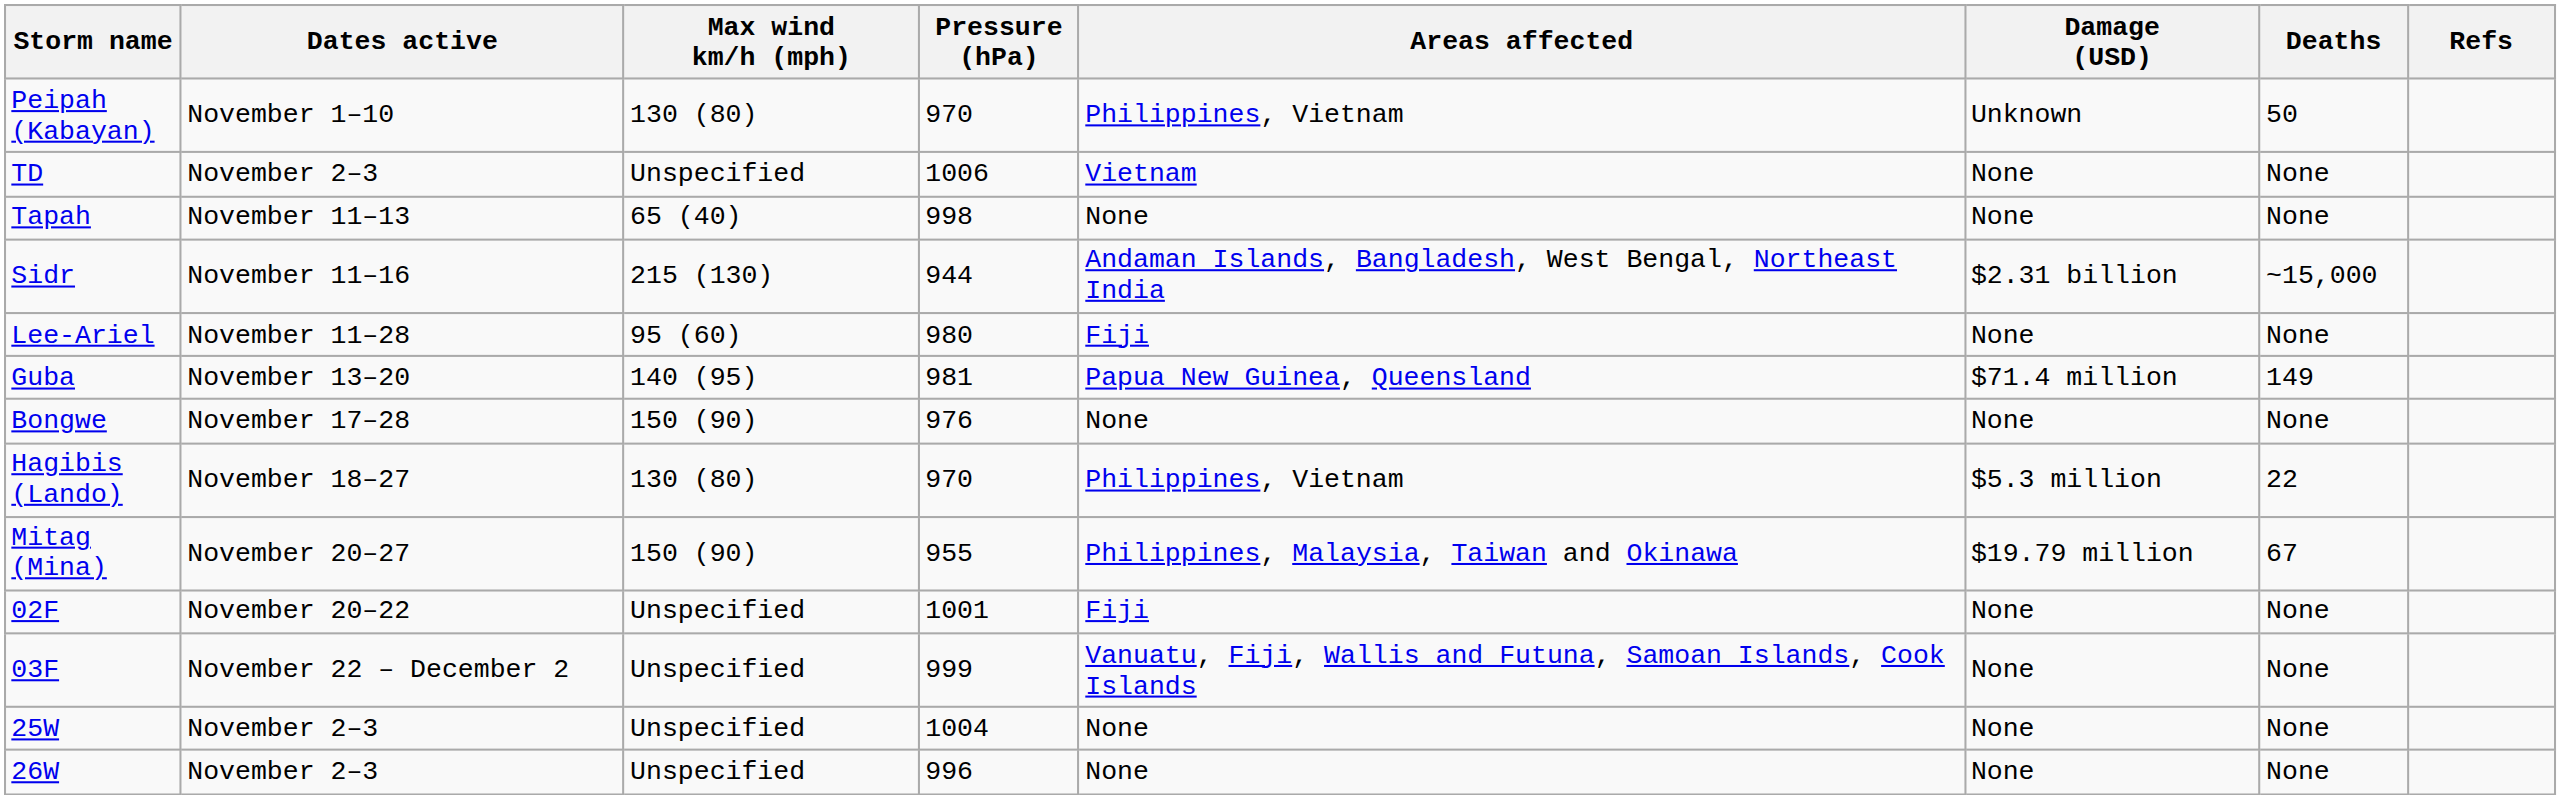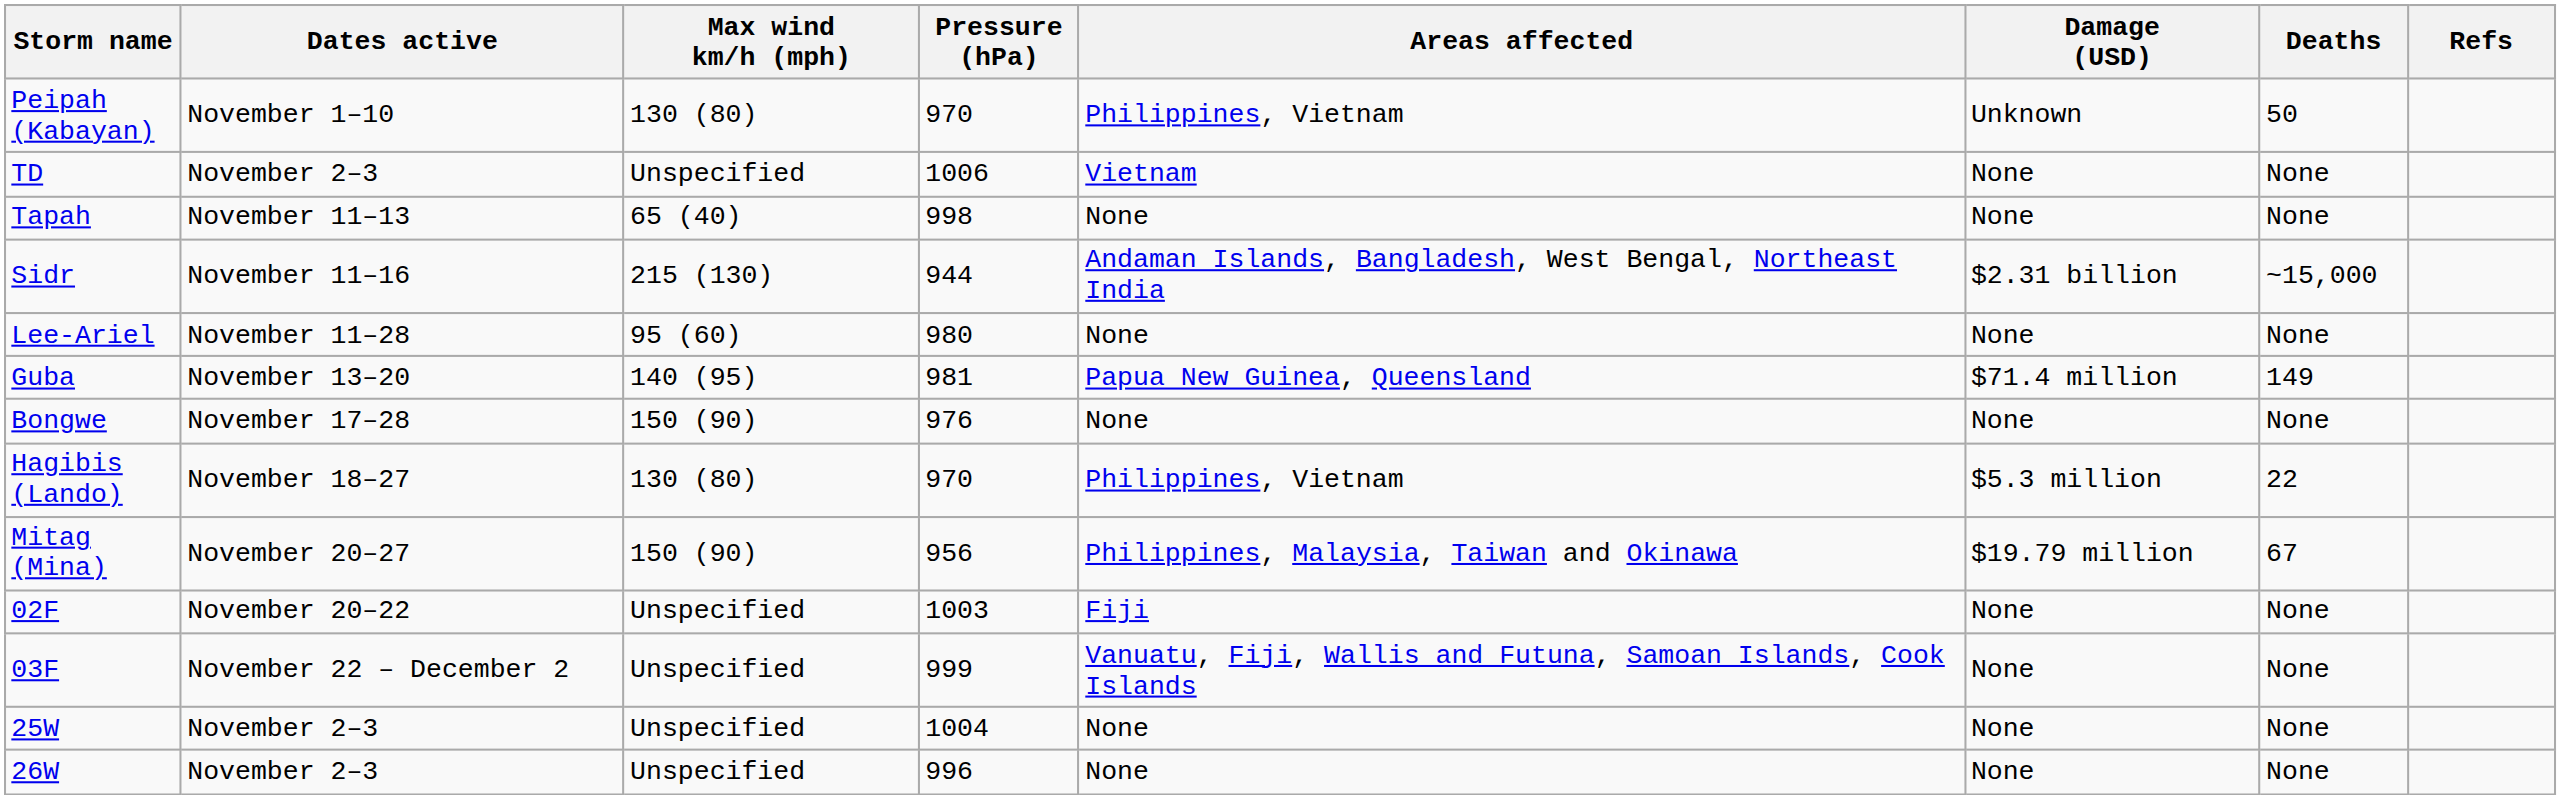(1117, 335) Fiji -> (1117, 335) None
(949, 553) 955 -> (949, 553) 956
(957, 612) 1001 -> (957, 612) 1003
